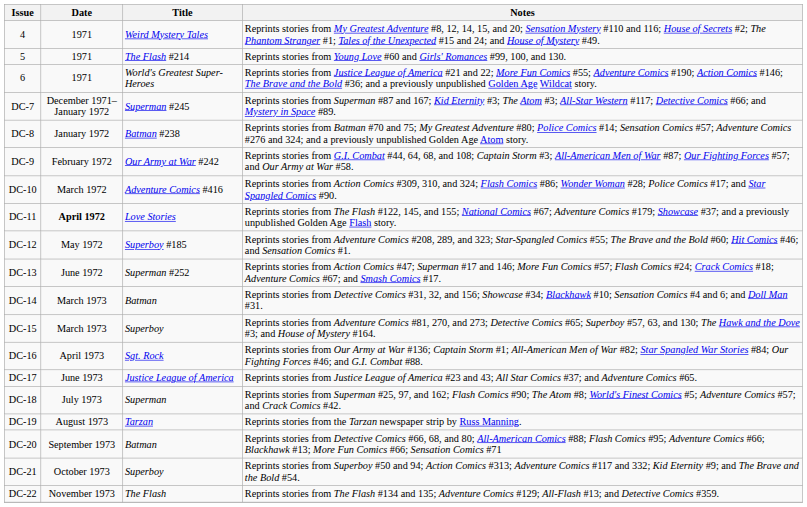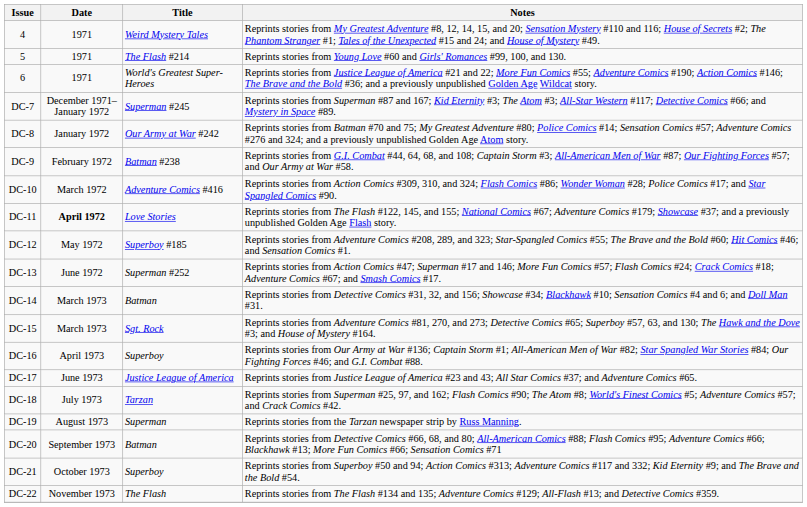(152, 134) Batman #238 -> (172, 134) Our Army at War #242
(172, 161) Our Army at War #242 -> (152, 161) Batman #238
(144, 328) Superboy -> (144, 328) Sgt. Rock
(144, 356) Sgt. Rock -> (144, 356) Superboy
(146, 400) Superman -> (139, 400) Tarzan
(139, 422) Tarzan -> (146, 422) Superman
